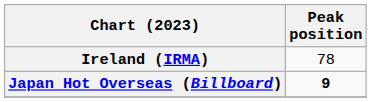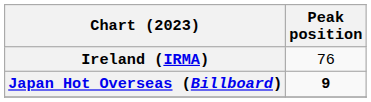(326, 59) 78 -> (326, 59) 76
